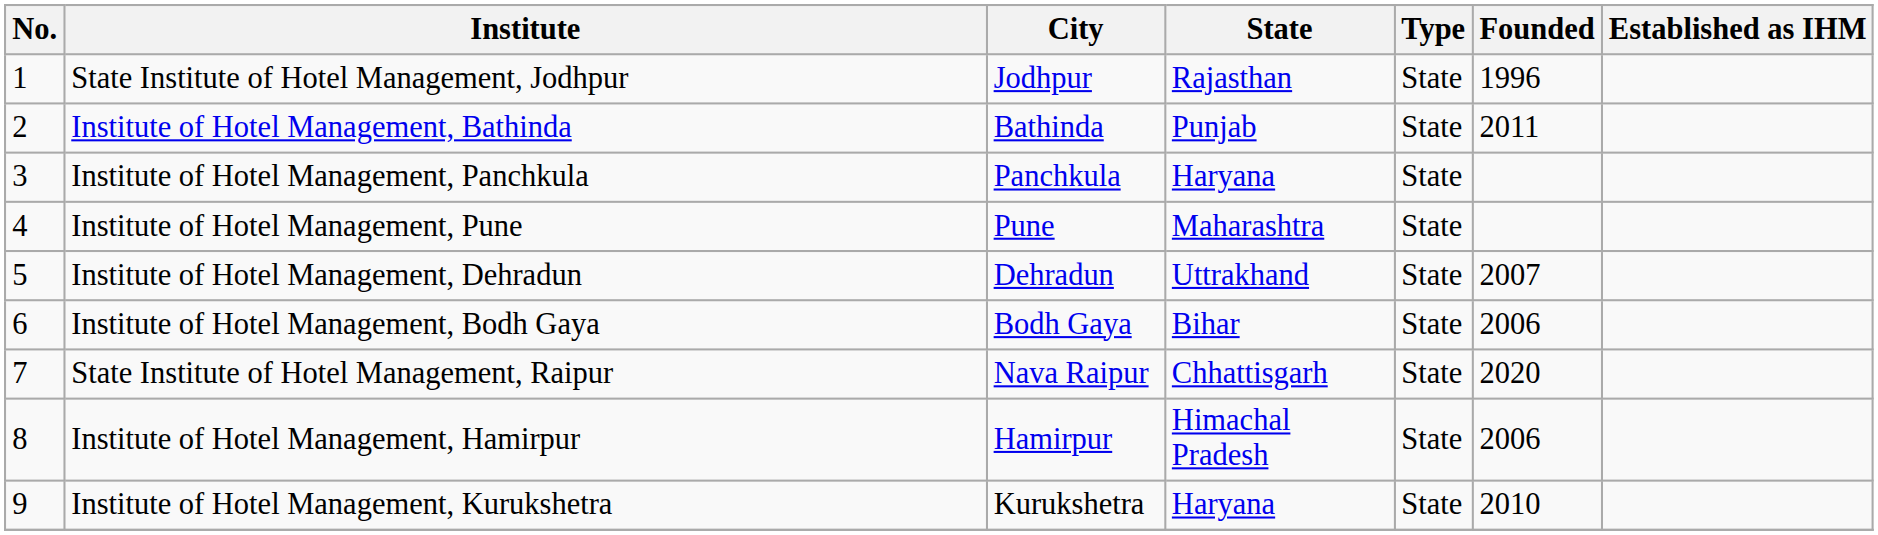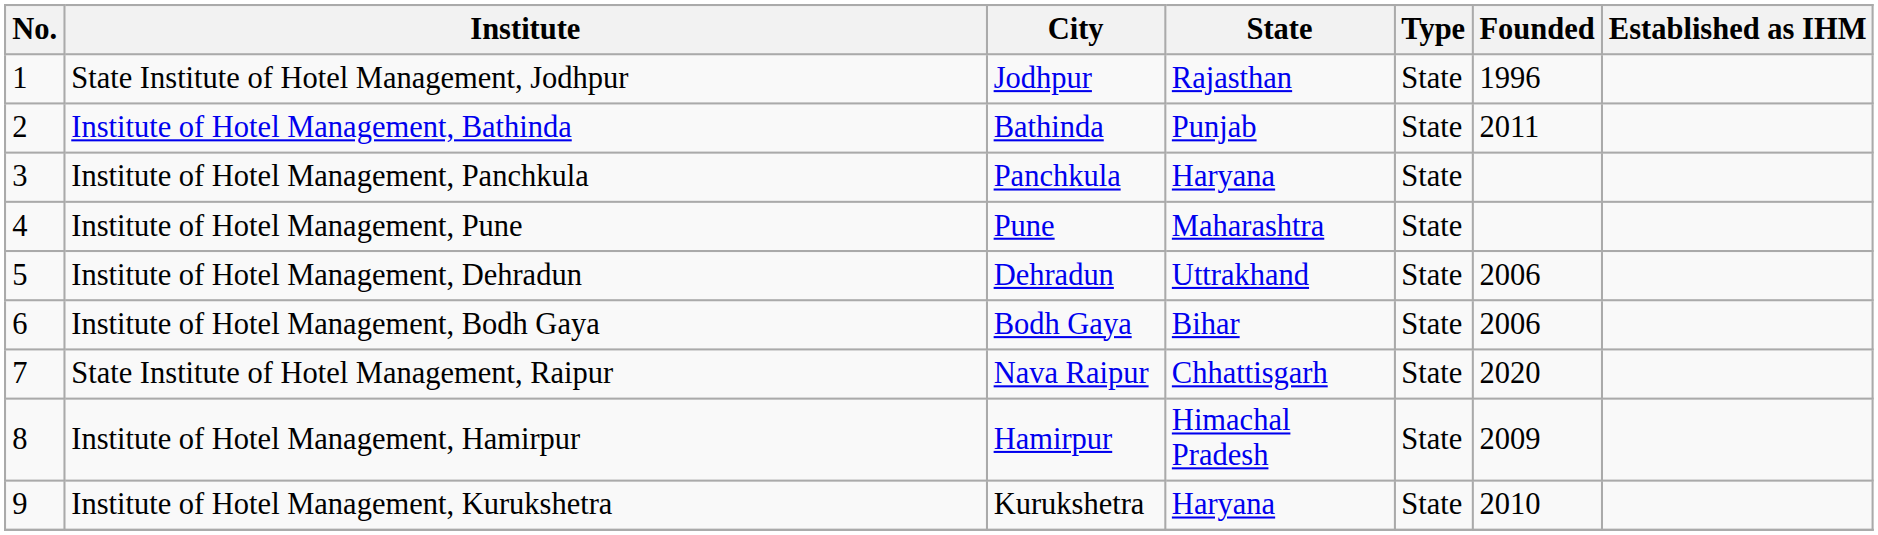(1510, 274) 2007 -> (1510, 274) 2006
(1510, 438) 2006 -> (1510, 438) 2009
